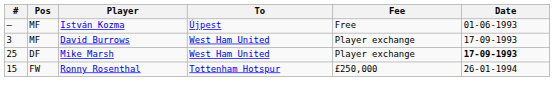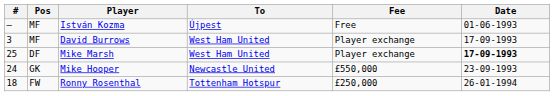+ row: (90, 69)
(12, 69) 15 -> (12, 84) 18
